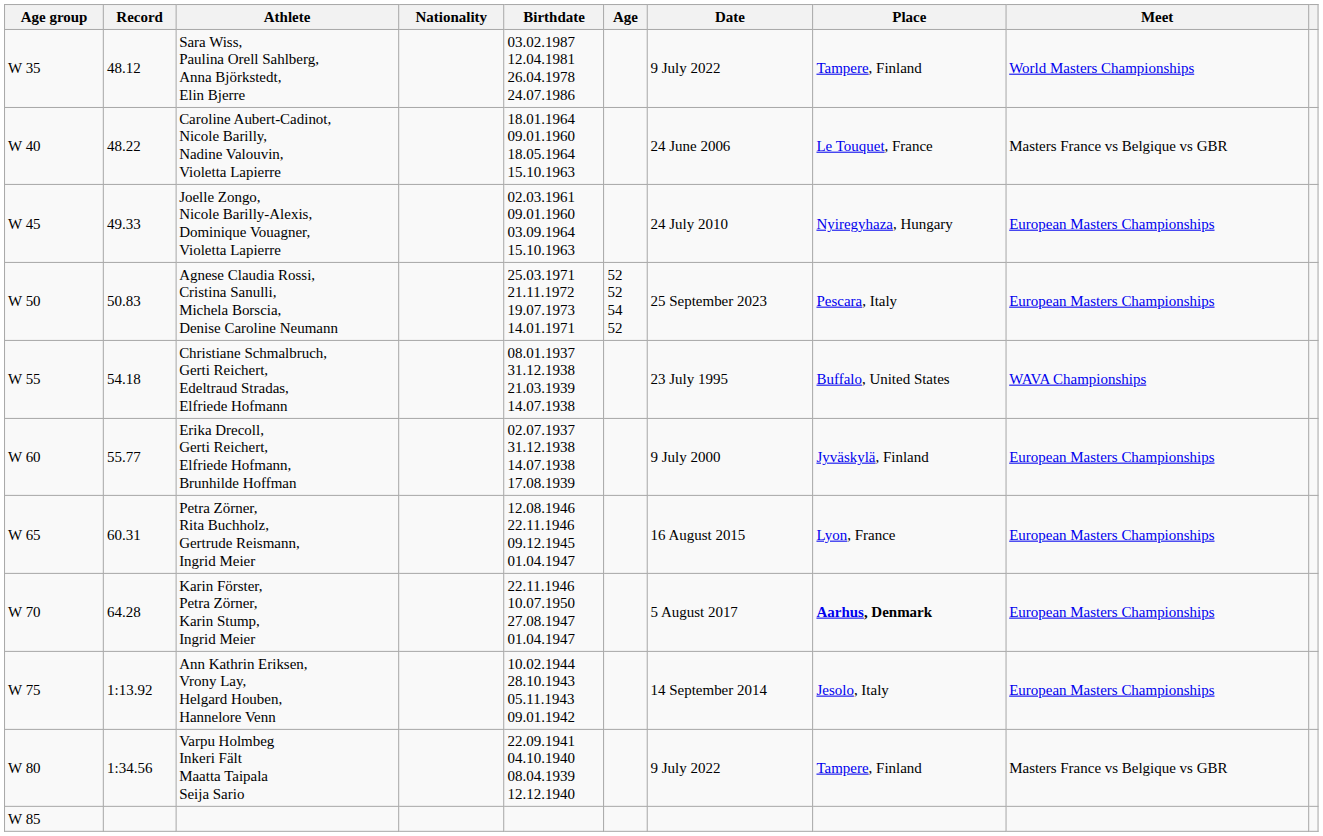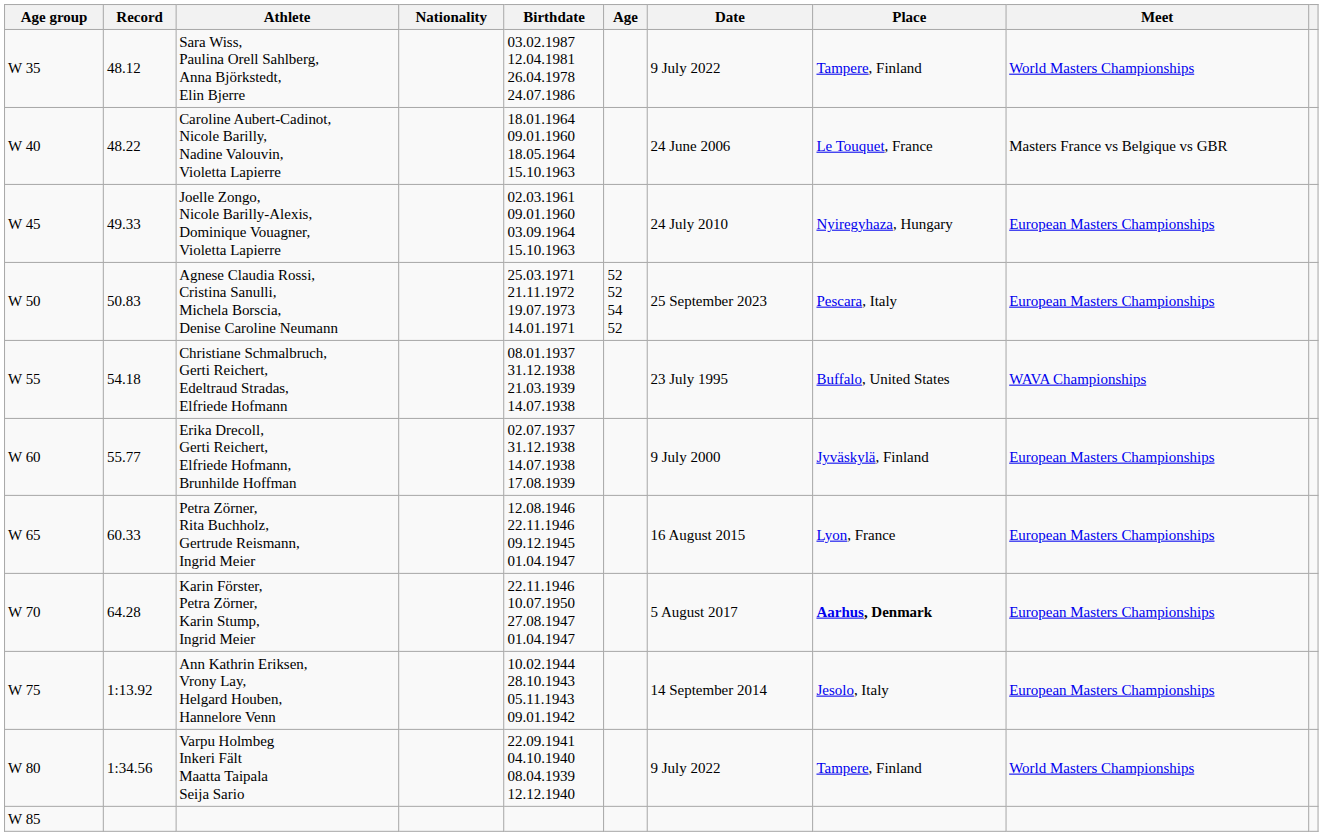(124, 534) 60.31 -> (124, 534) 60.33
(1118, 768) Masters France vs Belgique vs GBR -> (1102, 768) World Masters Championships
